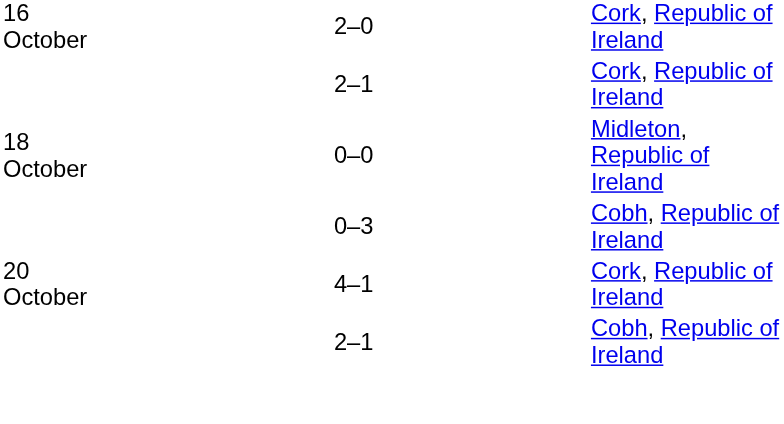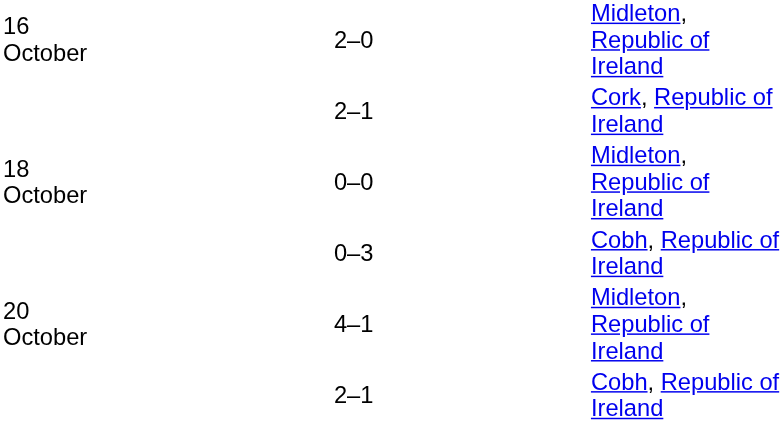(682, 26) Cork, Republic of Ireland -> (650, 40) Midleton, Republic of Ireland
(682, 284) Cork, Republic of Ireland -> (650, 324) Midleton, Republic of Ireland
